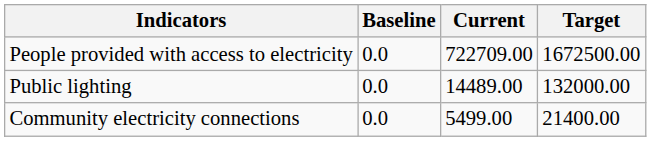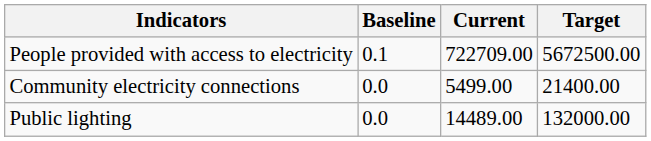(375, 53) 0.0 -> (375, 53) 0.1
(591, 53) 1672500.00 -> (591, 53) 5672500.00
rows swapped: (154, 119) <-> (70, 86)
